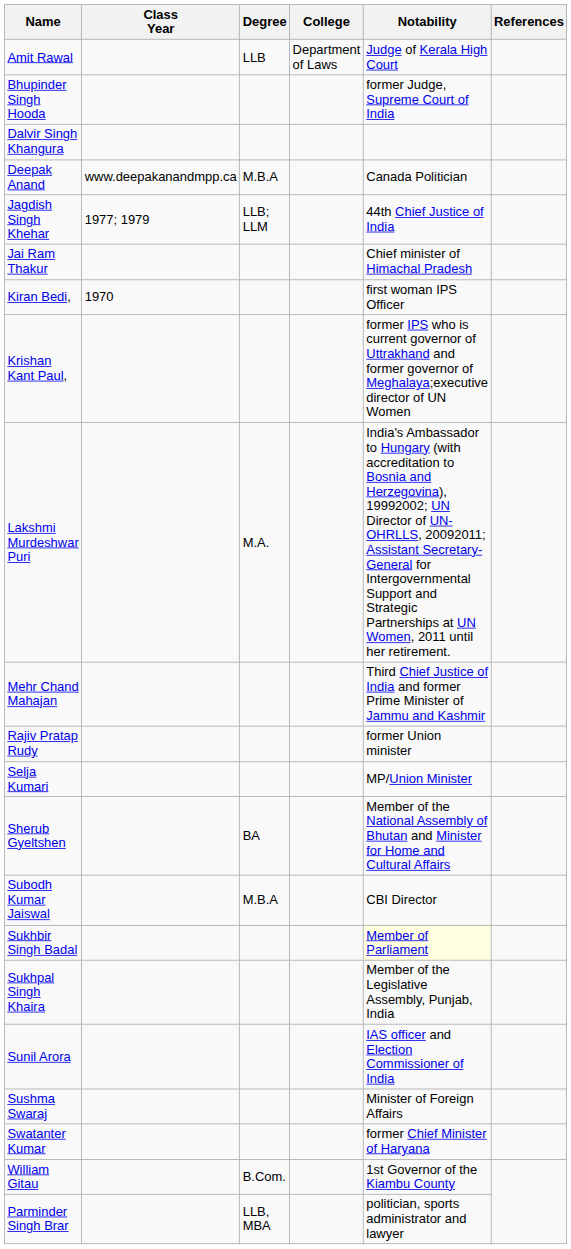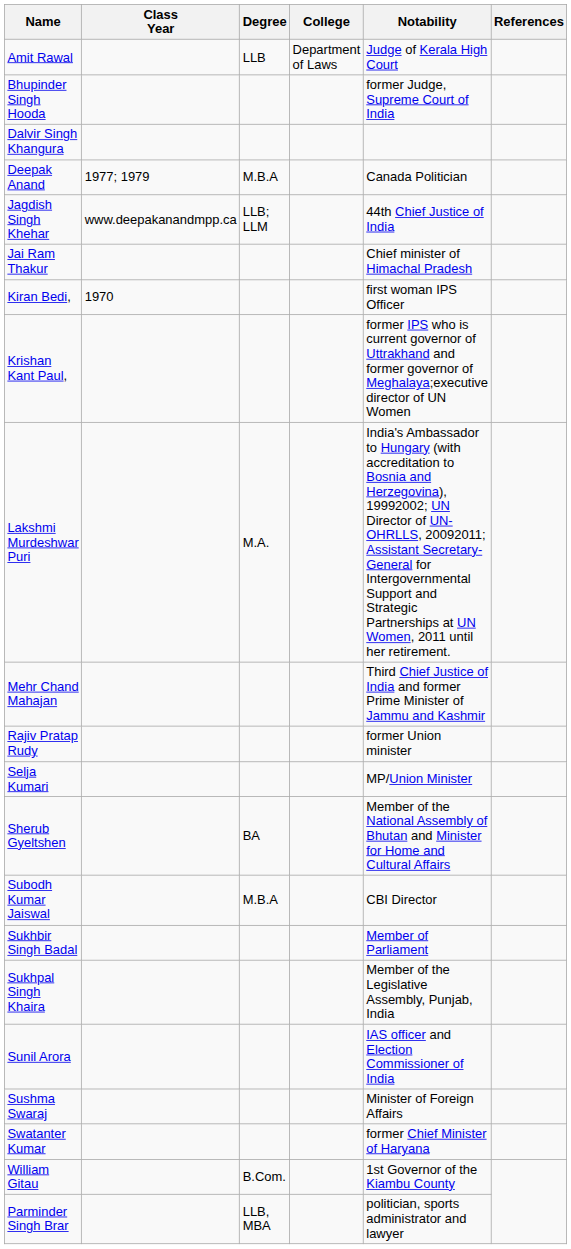(161, 177) www.deepakanandmpp.ca -> (117, 177) 1977; 1979
(117, 219) 1977; 1979 -> (161, 219) www.deepakanandmpp.ca
(397, 942) lightyellow background -> (397, 942) no background
